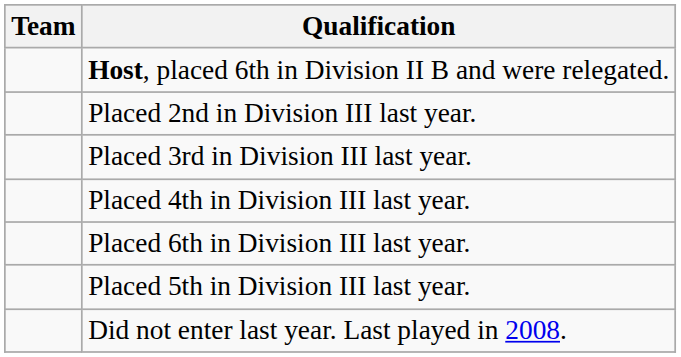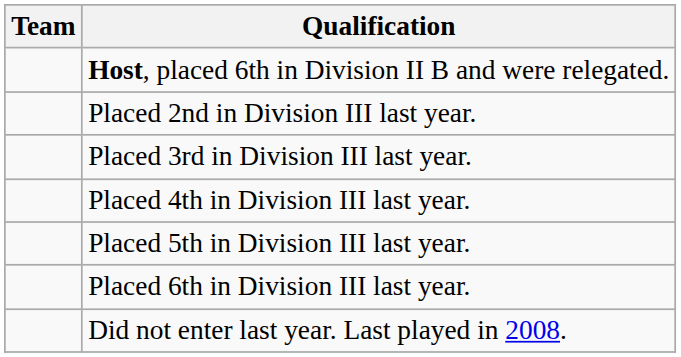rows swapped: (279, 286) <-> (279, 243)
